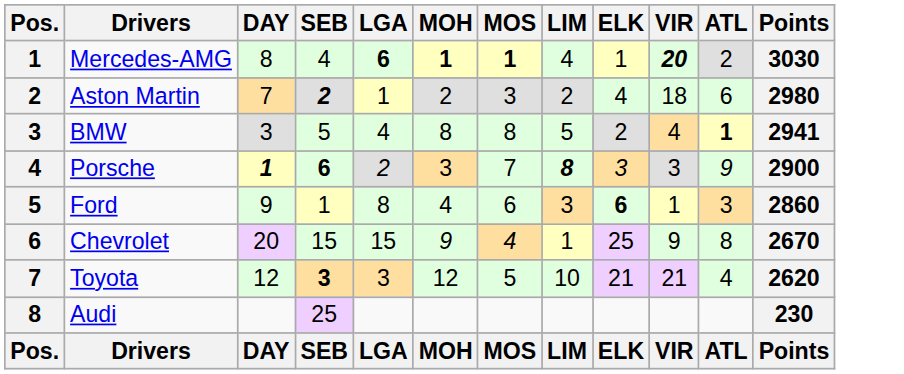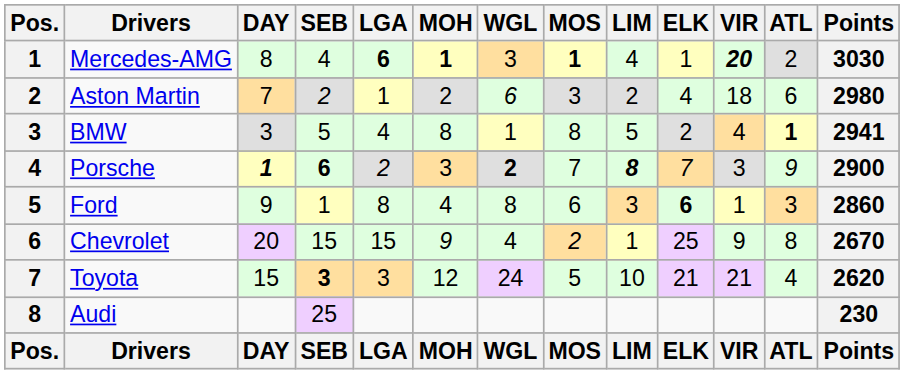+ column: (510, 23)
(324, 96) bold -> (324, 96) normal
(621, 168) 3 -> (686, 168) 7
(510, 241) 4 -> (575, 241) 2
(266, 278) 12 -> (266, 278) 15
